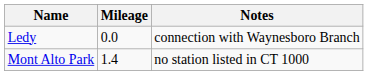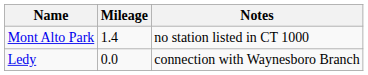rows swapped: (22, 37) <-> (51, 59)
